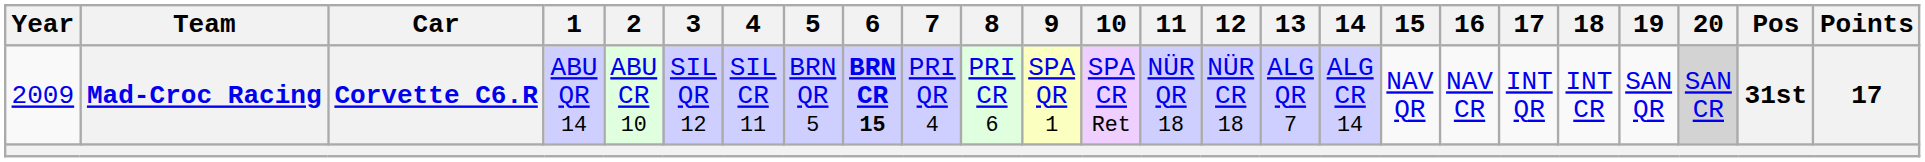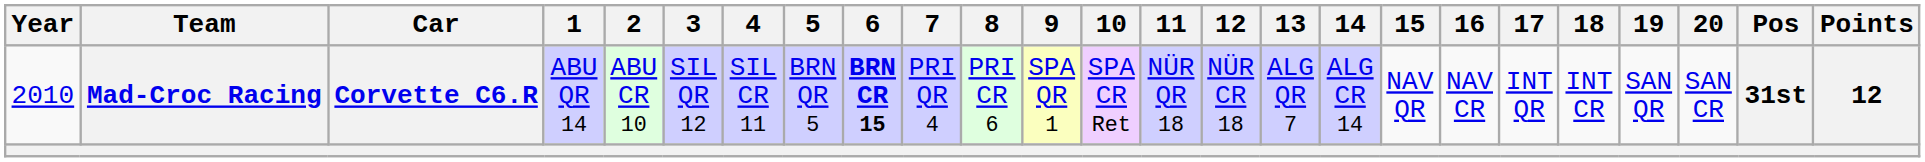(43, 95) 2009 -> (43, 95) 2010
(1708, 95) lightgrey background -> (1708, 95) no background
(1867, 95) 17 -> (1867, 95) 12
